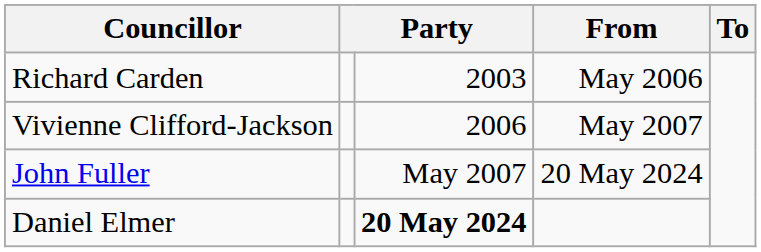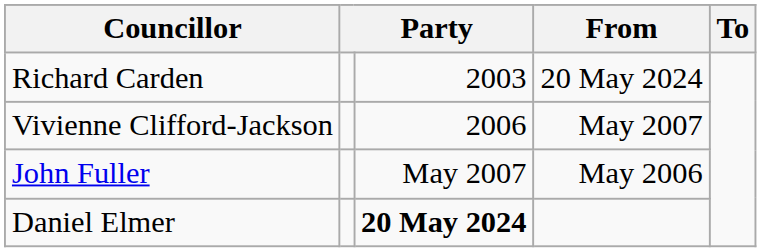(641, 76) May 2006 -> (622, 76) 20 May 2024
(622, 173) 20 May 2024 -> (641, 173) May 2006
